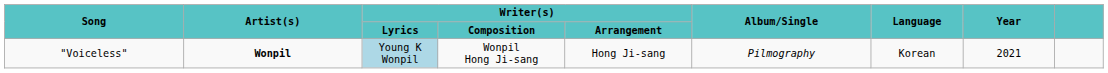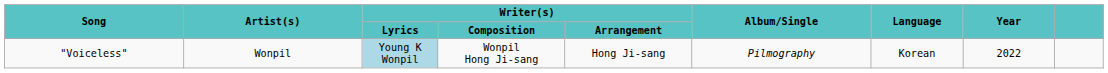(273, 53) bold -> (273, 53) normal
(1009, 53) 2021 -> (1009, 53) 2022
